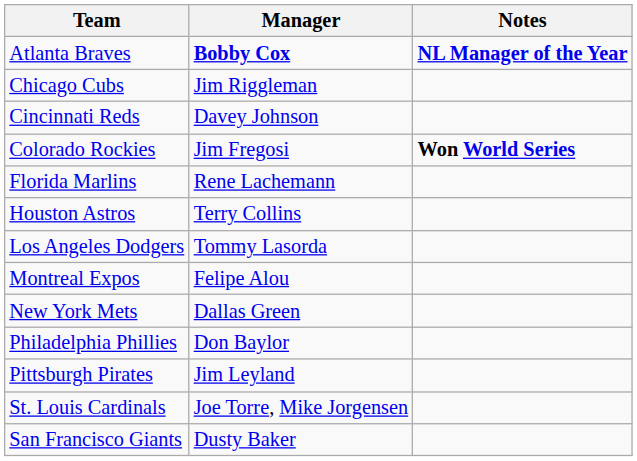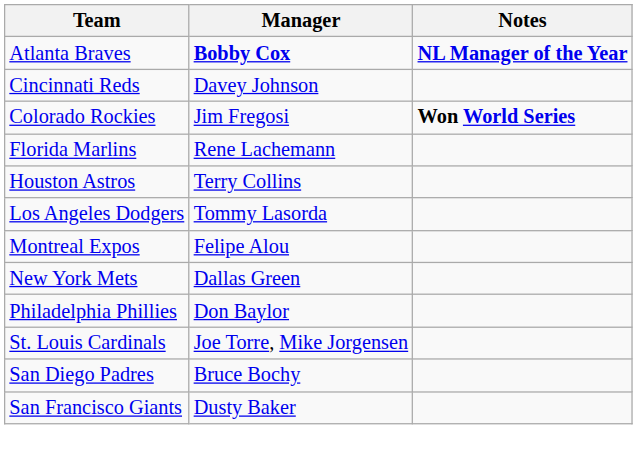- row: (67, 85)
- row: (81, 375)
+ row: (82, 375)
